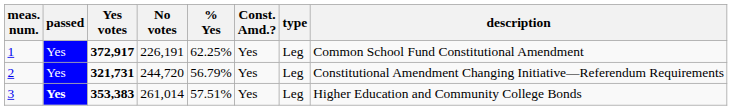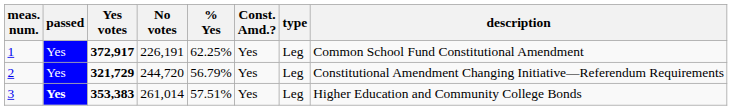(112, 72) 321,731 -> (112, 72) 321,729
